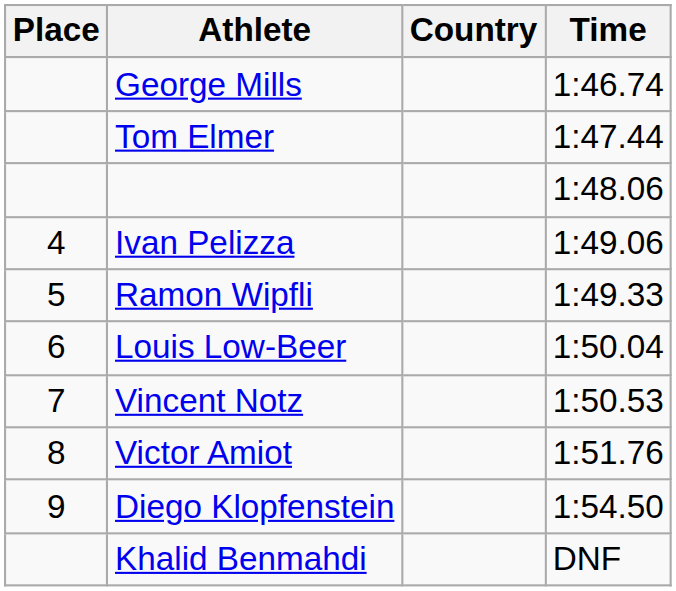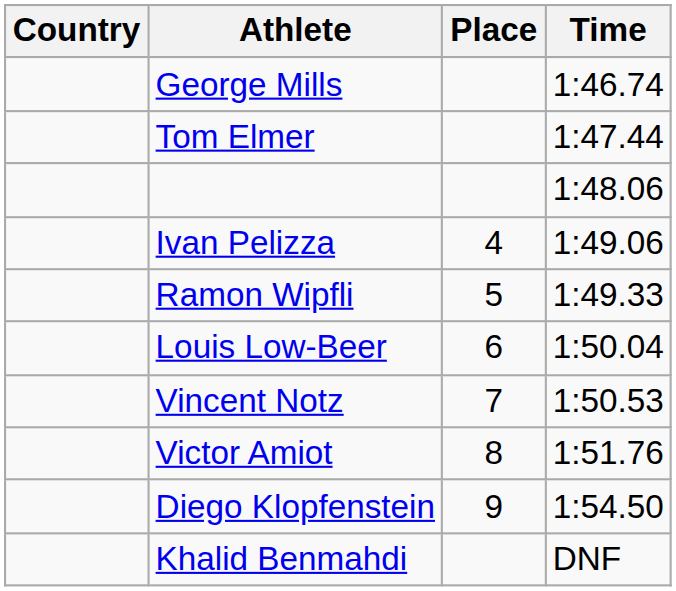columns swapped: (56, 30) <-> (474, 30)
